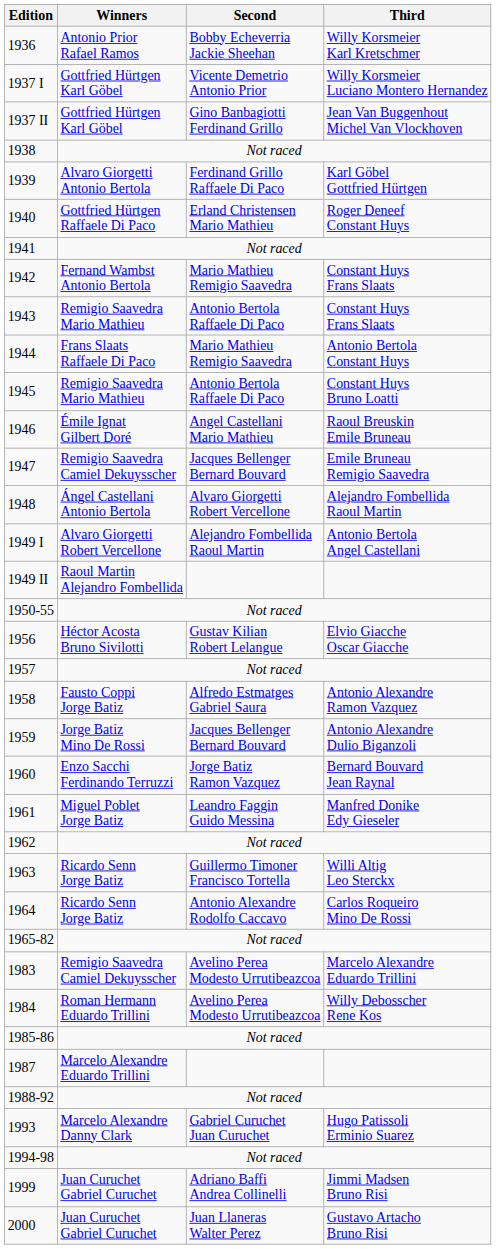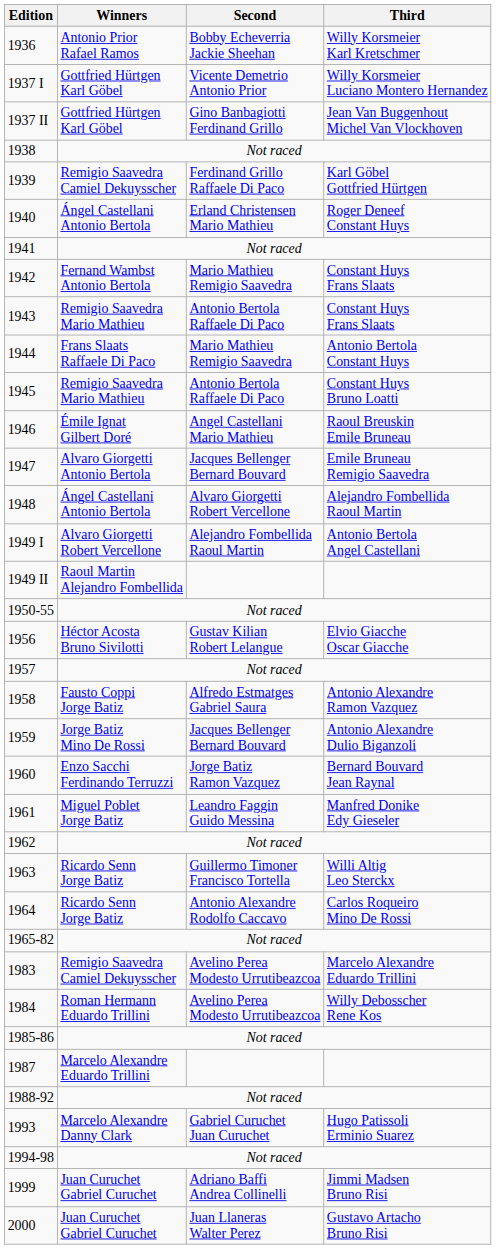(107, 180) Alvaro Giorgetti Antonio Bertola -> (118, 180) Remigio Saavedra Camiel Dekuysscher
(111, 218) Gottfried Hürtgen Raffaele Di Paco -> (107, 218) Ángel Castellani Antonio Bertola
(118, 466) Remigio Saavedra Camiel Dekuysscher -> (107, 466) Alvaro Giorgetti Antonio Bertola
